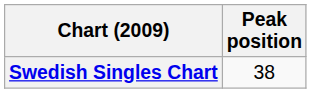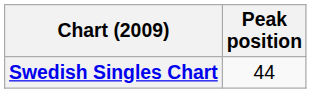(264, 72) 38 -> (264, 72) 44
